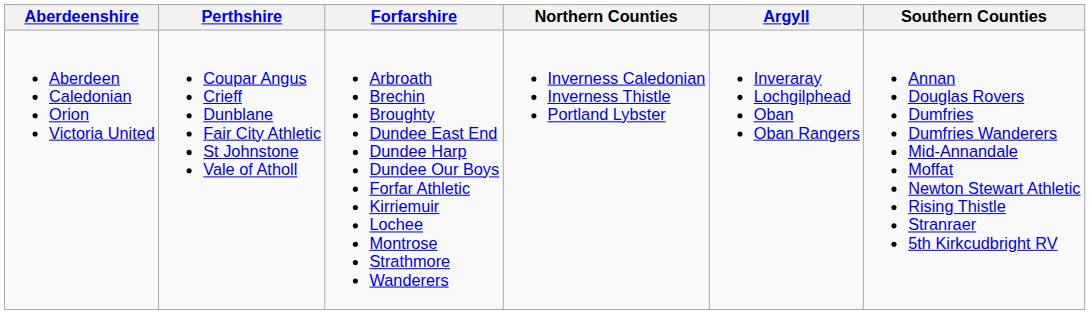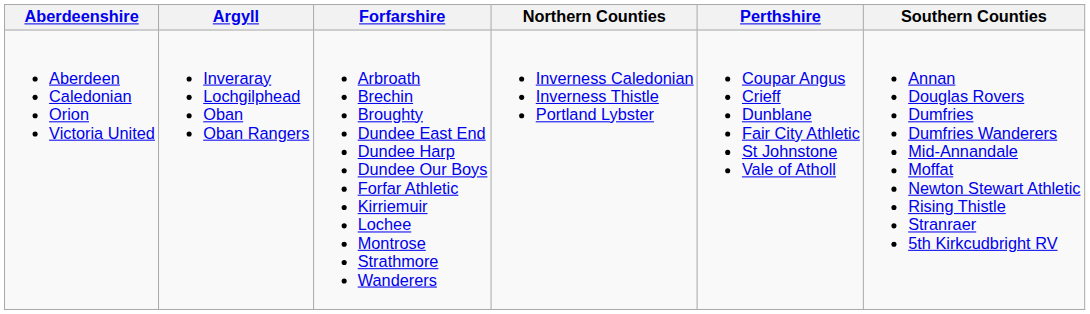columns swapped: (786, 17) <-> (242, 17)
